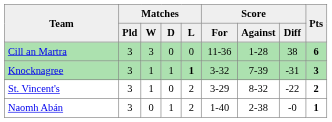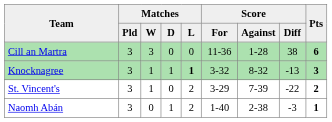(258, 70) 7-39 -> (258, 70) 8-32
(292, 70) -31 -> (292, 70) -13
(258, 89) 8-32 -> (258, 89) 7-39
(292, 108) -0 -> (292, 108) -3
